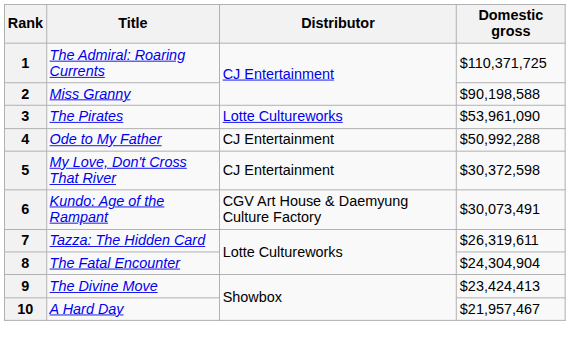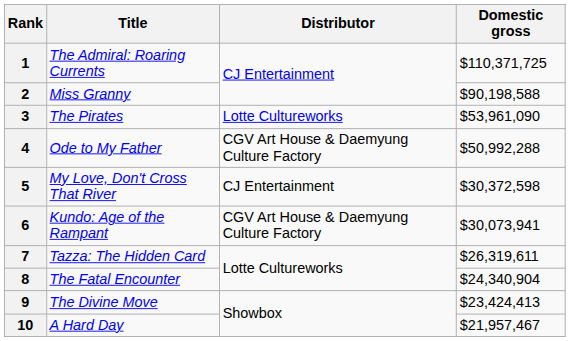(278, 139) CJ Entertainment -> (316, 147) CGV Art House & Daemyung Culture Factory
(500, 209) $30,073,491 -> (500, 225) $30,073,941
(500, 263) $24,304,904 -> (500, 279) $24,340,904
